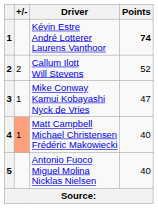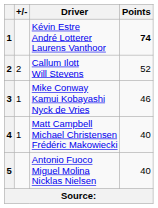(145, 99) 47 -> (145, 99) 46
(19, 135) lightsalmon background -> (19, 135) no background
